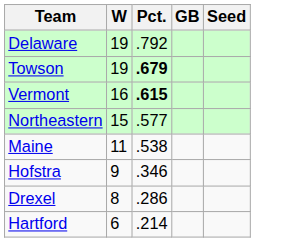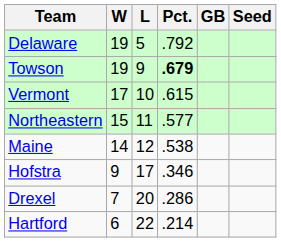+ column: (145, 17)
(119, 95) 16 -> (119, 95) 17
(152, 95) bold -> (177, 95) normal
(119, 146) 11 -> (119, 146) 14
(115, 198) 8 -> (115, 198) 7
